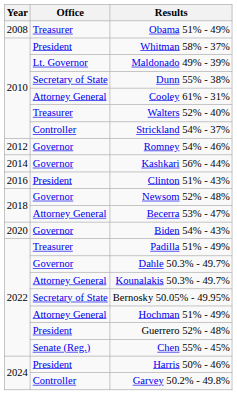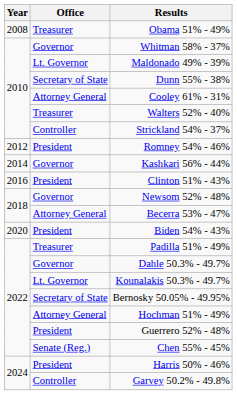(52, 46) President -> (53, 46) Governor
(53, 146) Governor -> (52, 146) President
(53, 230) Governor -> (52, 230) President
(70, 280) Attorney General -> (60, 280) Lt. Governor
